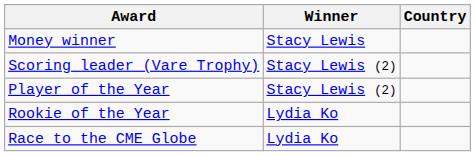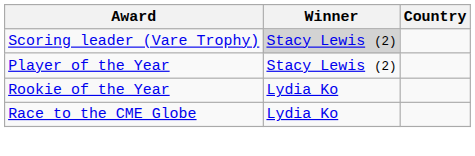- row: (62, 41)
(332, 65) no background -> (332, 41) lightgrey background
